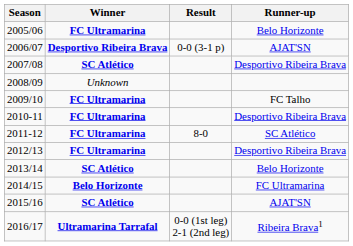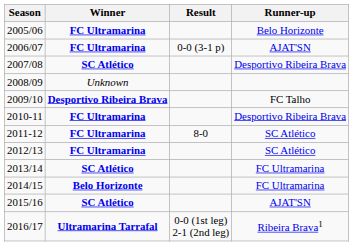(108, 47) Desportivo Ribeira Brava -> (108, 47) FC Ultramarina
(108, 99) FC Ultramarina -> (108, 99) Desportivo Ribeira Brava
(290, 151) Desportivo Ribeira Brava -> (290, 151) SC Atlético
(290, 168) Belo Horizonte -> (290, 168) FC Ultramarina
